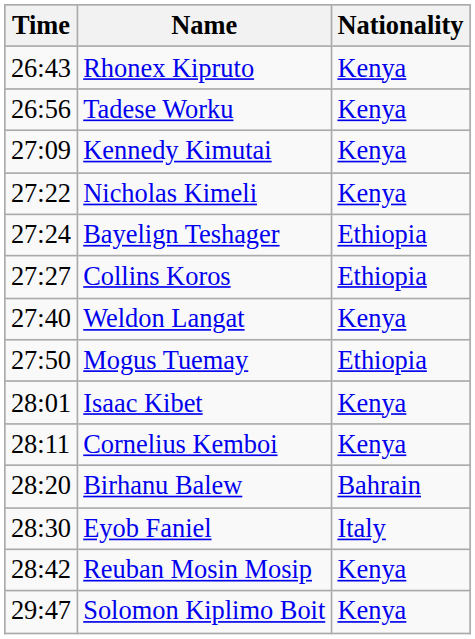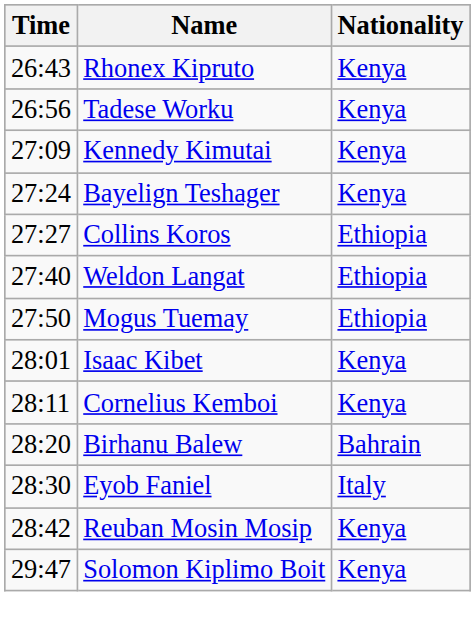- row: (170, 192)
(382, 234) Ethiopia -> (372, 192) Kenya
(372, 318) Kenya -> (382, 276) Ethiopia
